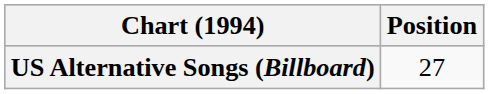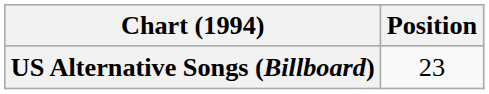(432, 66) 27 -> (432, 66) 23
